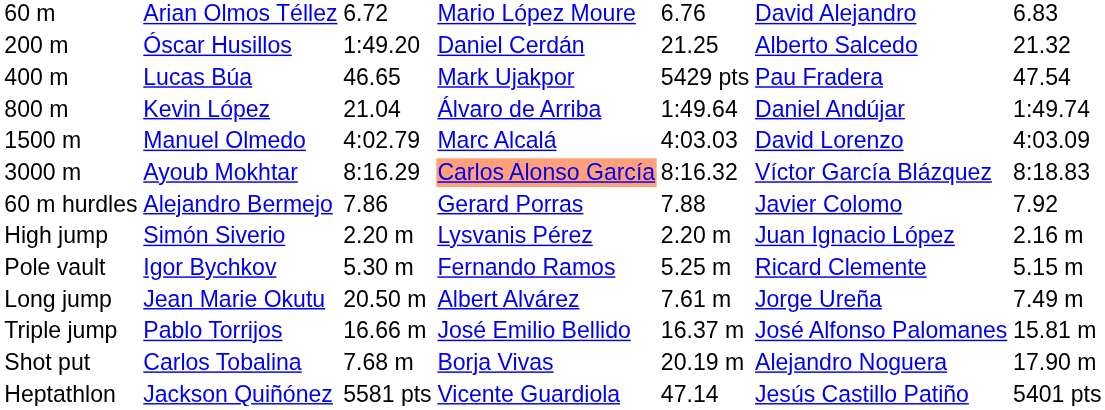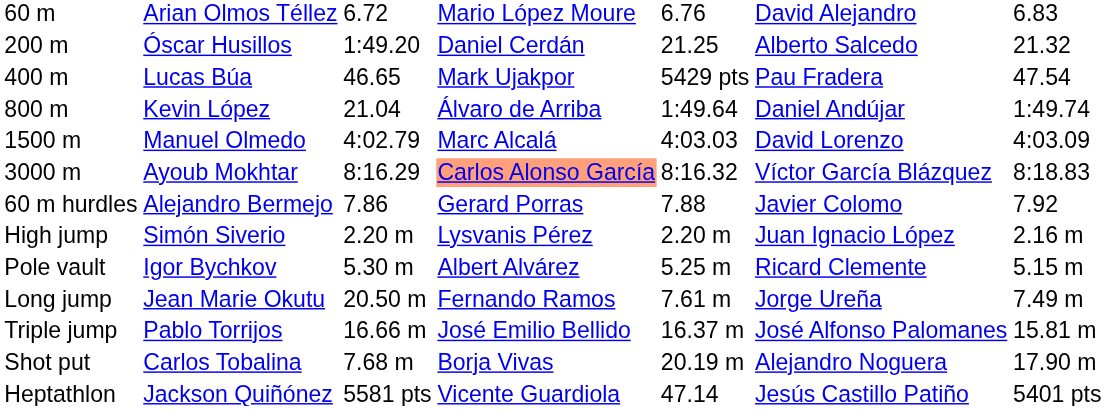(526, 267) Fernando Ramos -> (508, 267) Albert Alvárez
(508, 299) Albert Alvárez -> (526, 299) Fernando Ramos
